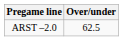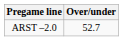(91, 28) 62.5 -> (91, 28) 52.7
